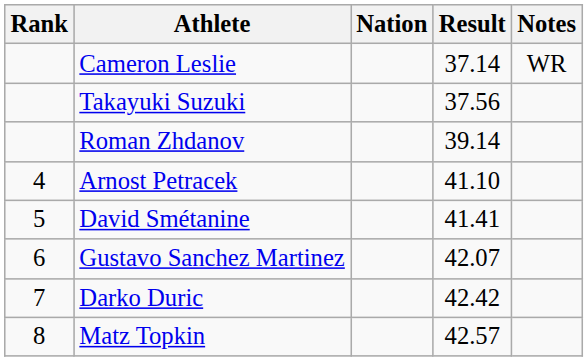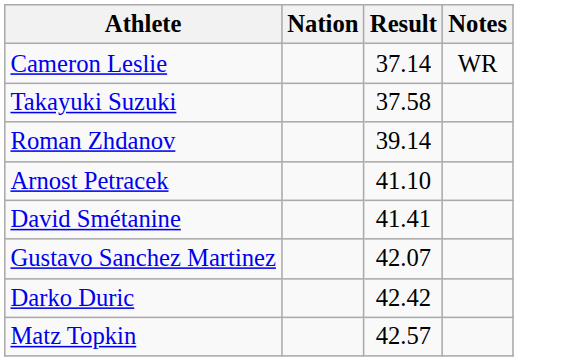- column: (39, 24)
(472, 102) 37.56 -> (403, 102) 37.58
